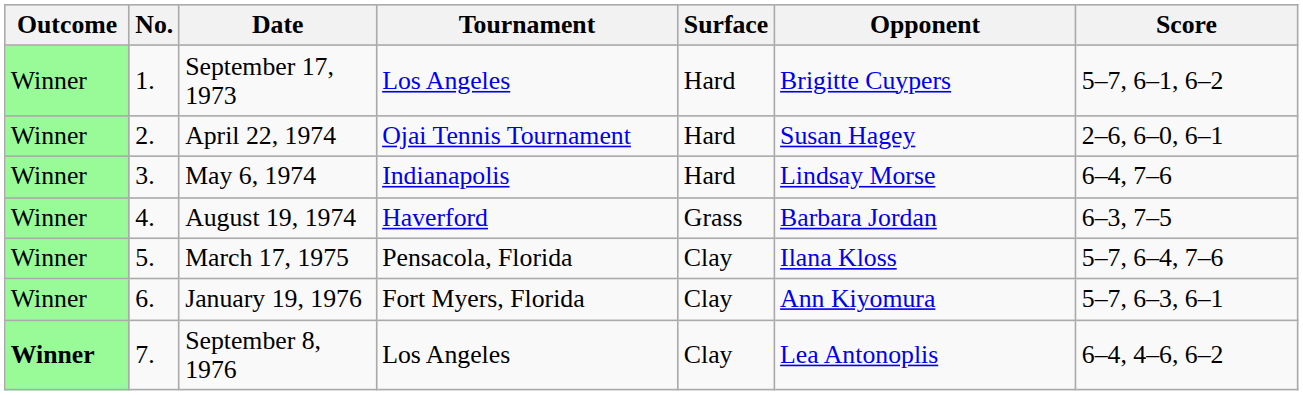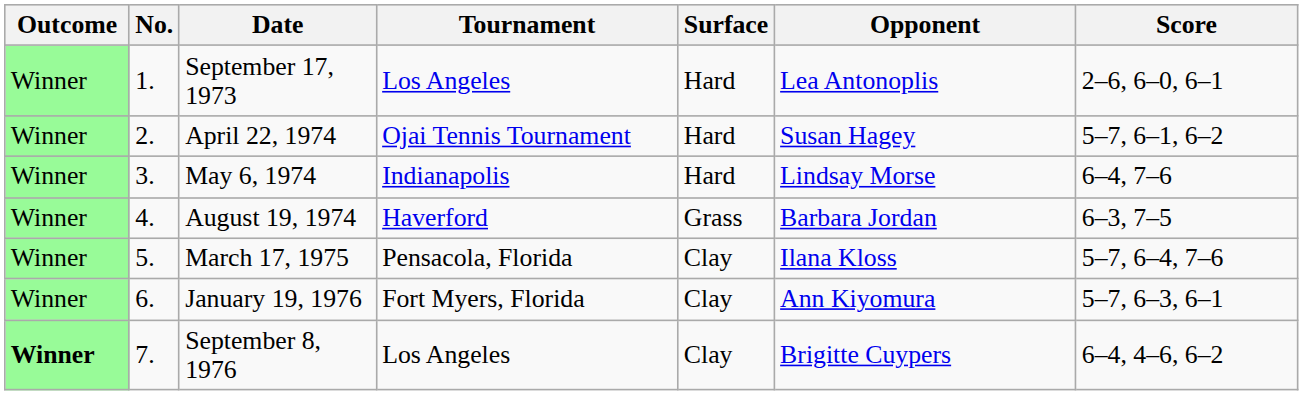(866, 80) Brigitte Cuypers -> (859, 80) Lea Antonoplis
(1153, 80) 5–7, 6–1, 6–2 -> (1153, 80) 2–6, 6–0, 6–1
(1153, 135) 2–6, 6–0, 6–1 -> (1153, 135) 5–7, 6–1, 6–2
(859, 354) Lea Antonoplis -> (866, 354) Brigitte Cuypers
